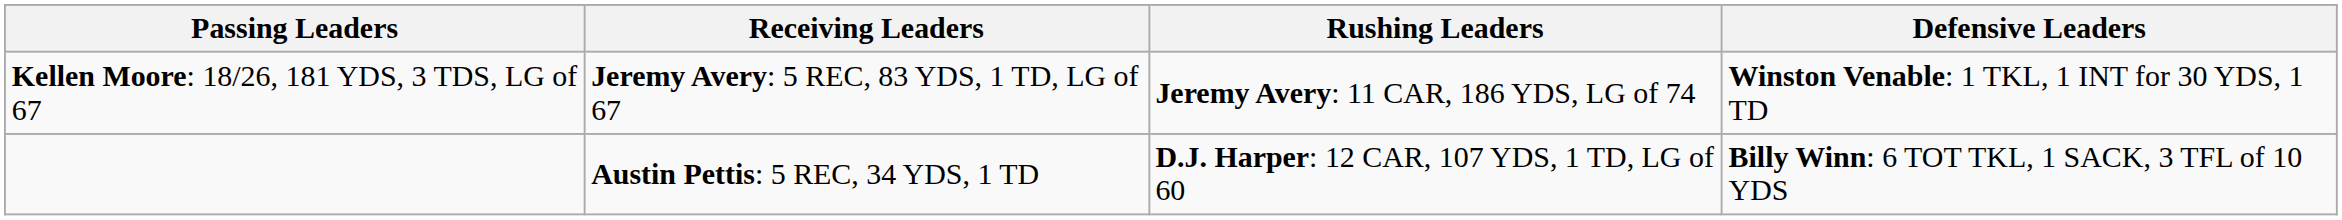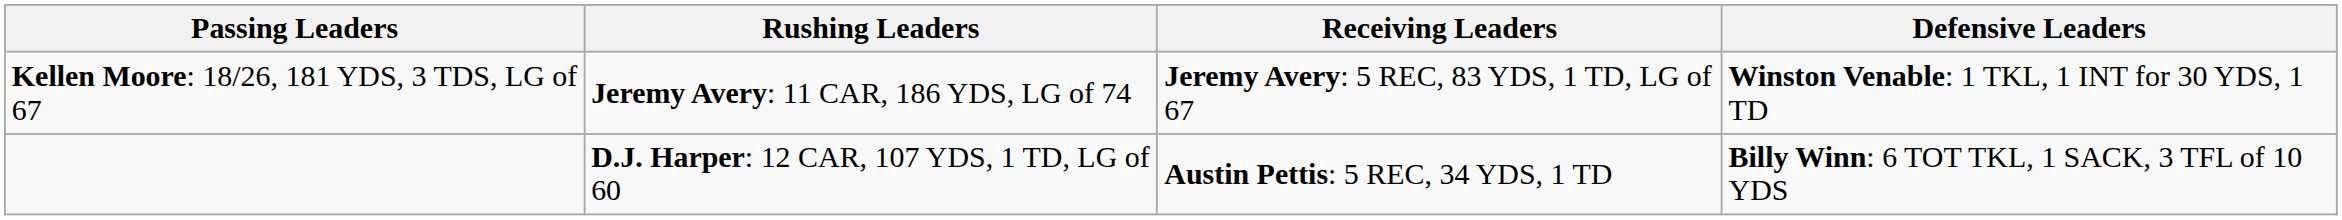columns swapped: (1435, 28) <-> (866, 28)
